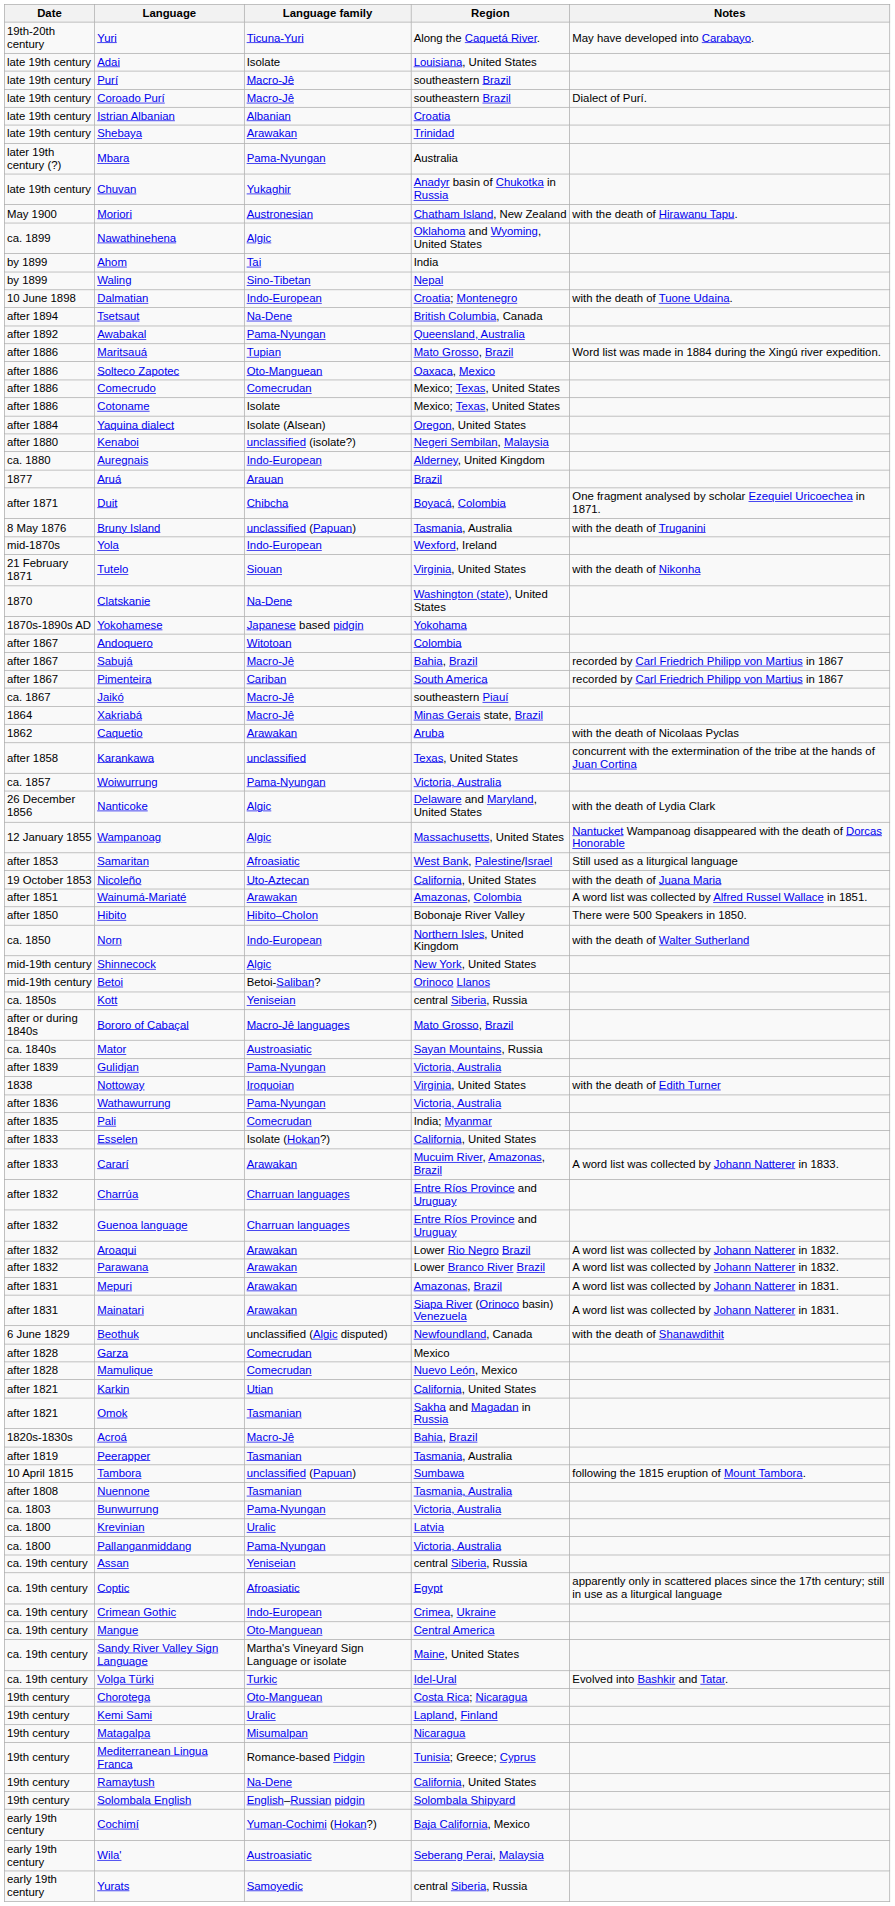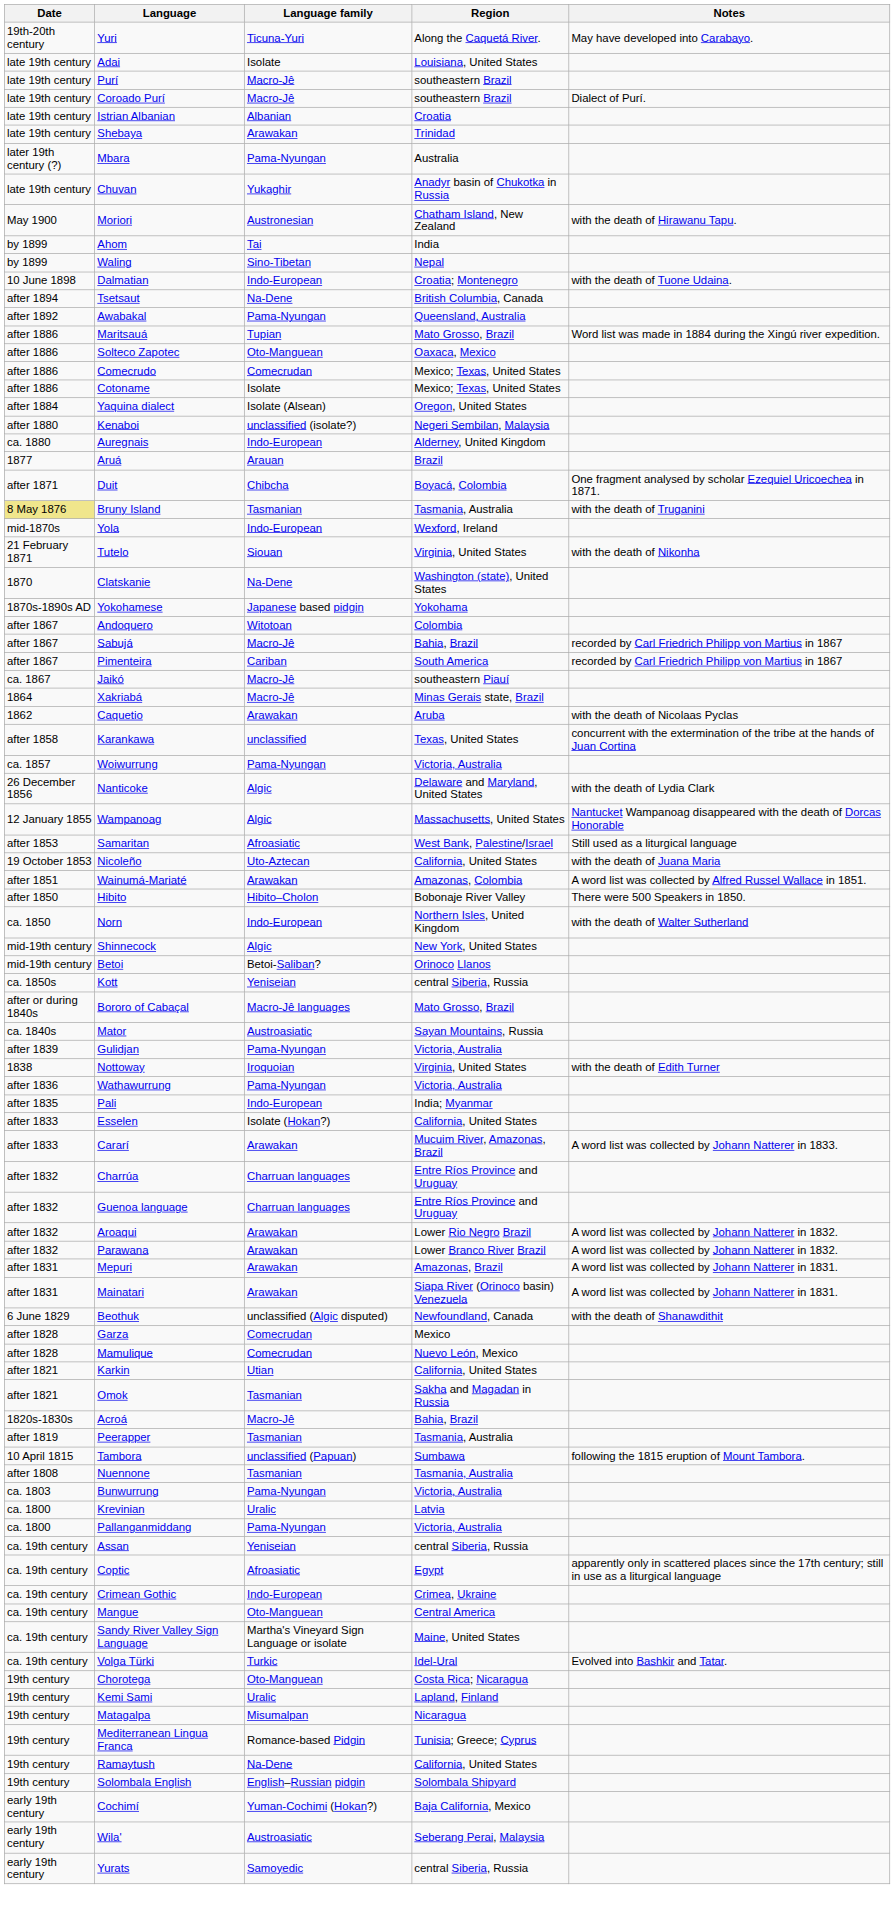- row: (137, 238)
(37, 527) no background -> (37, 509) khaki background
(301, 527) unclassified (Papuan) -> (274, 509) Tasmanian
(279, 1121) Comecrudan -> (285, 1103) Indo-European
